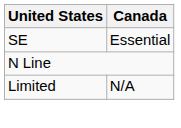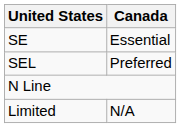+ row: (22, 63)
